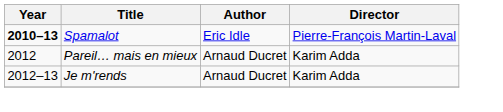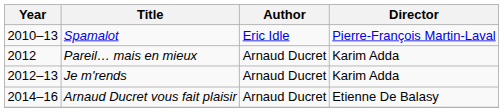(33, 35) bold -> (33, 35) normal
+ row: (150, 96)
